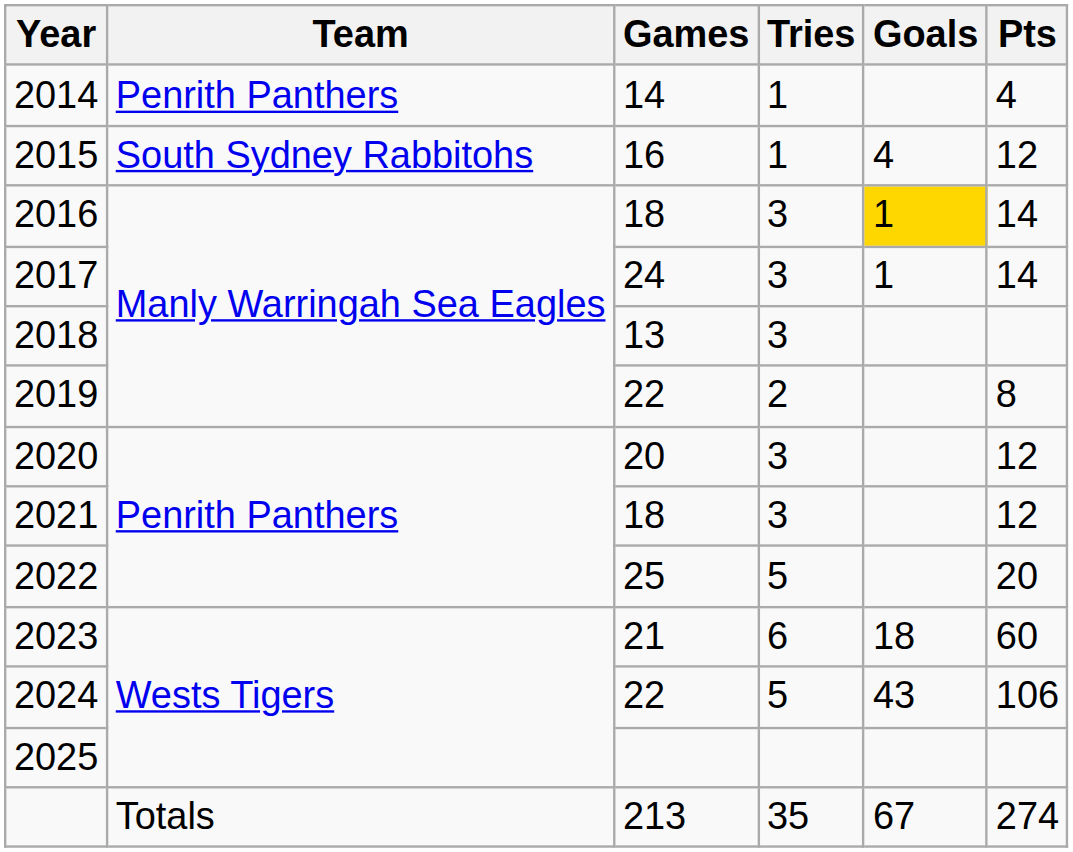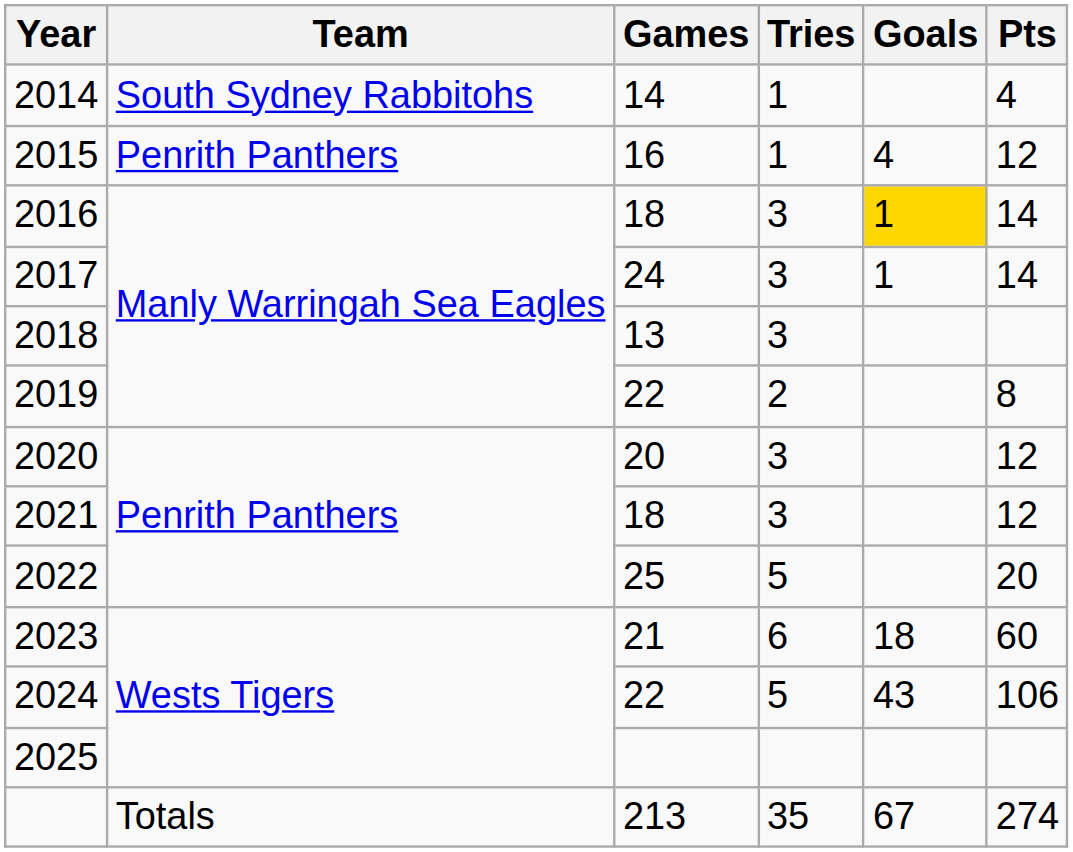(257, 94) Penrith Panthers -> (324, 94) South Sydney Rabbitohs
(324, 154) South Sydney Rabbitohs -> (257, 154) Penrith Panthers
